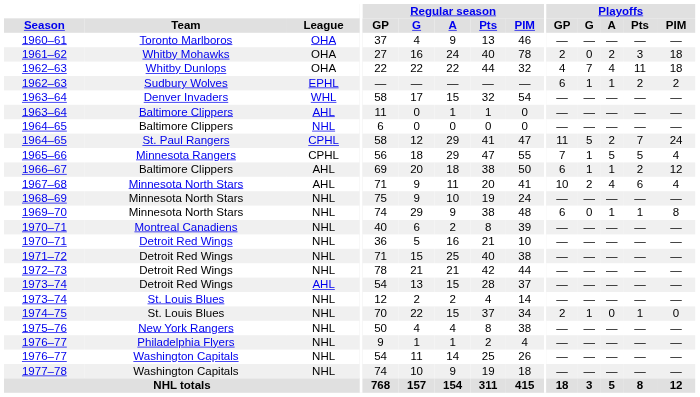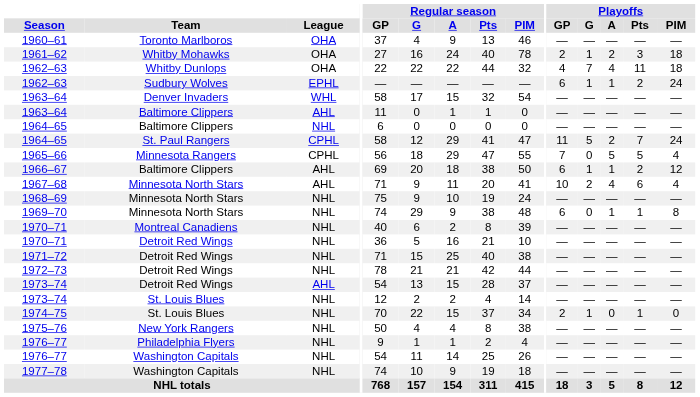(589, 54) 0 -> (589, 54) 1
(676, 83) 2 -> (676, 83) 24
(589, 155) 1 -> (589, 155) 0
